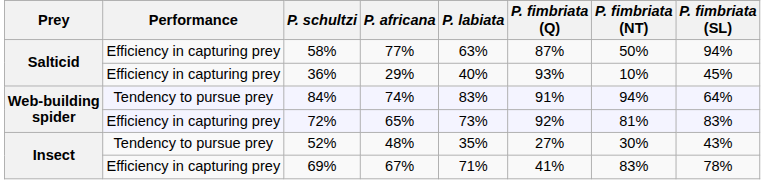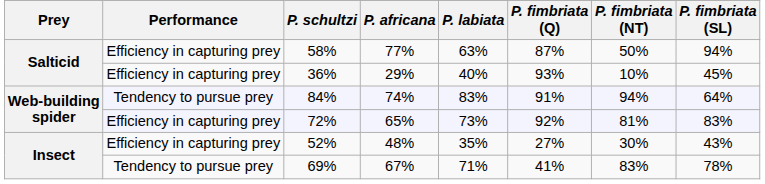(193, 143) Tendency to pursue prey -> (193, 143) Efficiency in capturing prey
(193, 166) Efficiency in capturing prey -> (193, 166) Tendency to pursue prey
